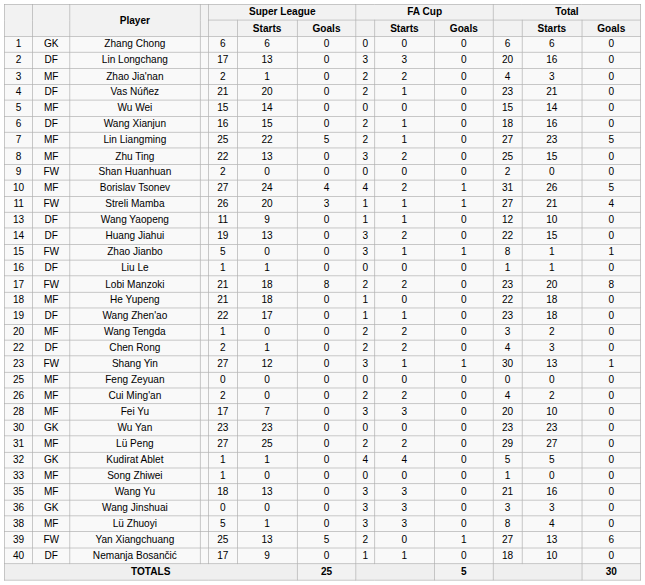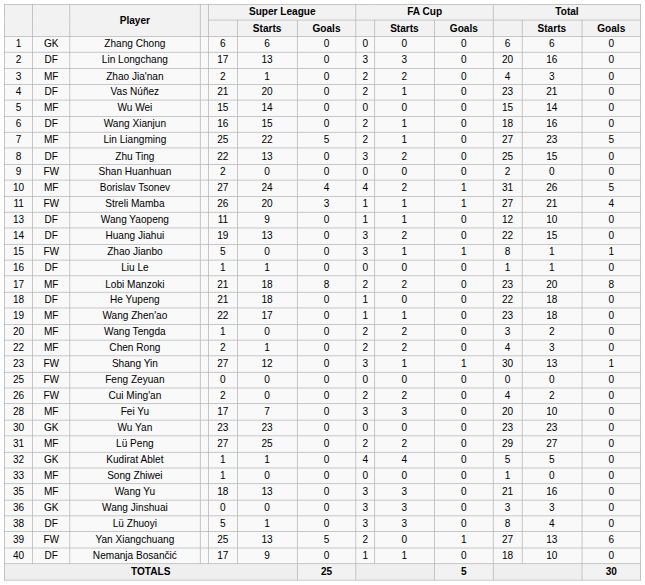(51, 156) MF -> (51, 156) DF
(51, 284) FW -> (51, 284) MF
(51, 300) MF -> (51, 300) DF
(51, 316) DF -> (51, 316) MF
(51, 348) DF -> (51, 348) MF
(51, 380) MF -> (51, 380) FW
(51, 396) MF -> (51, 396) FW
(51, 524) MF -> (51, 524) DF
